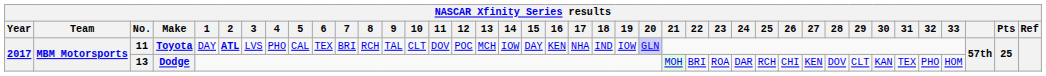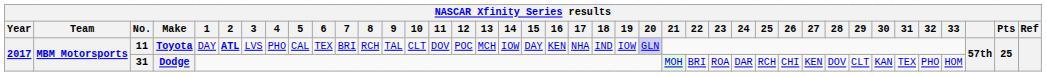(142, 62) 13 -> (142, 62) 31
